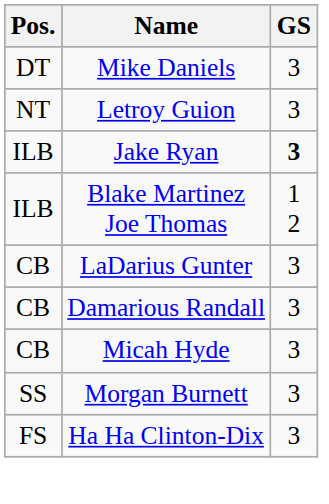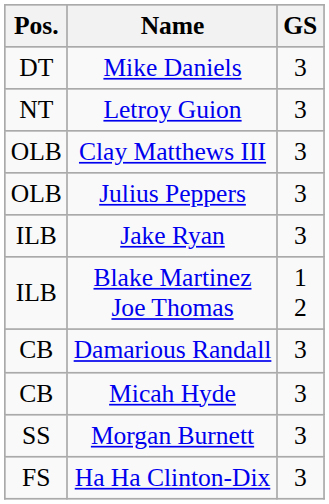+ row: (173, 152)
+ row: (173, 194)
(294, 152) bold -> (300, 236) normal
- row: (166, 266)
